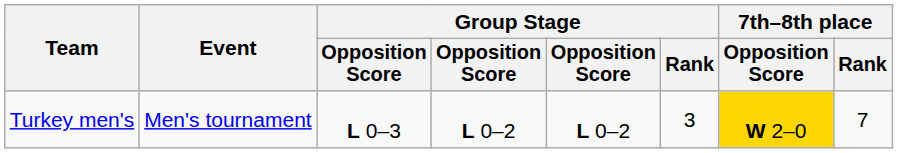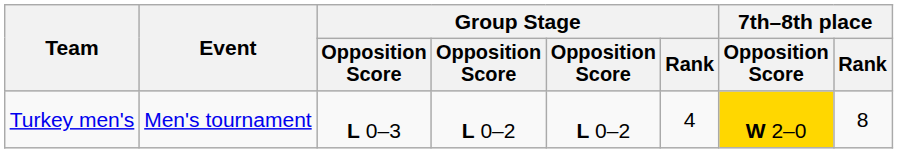(690, 120) 3 -> (690, 120) 4
(863, 120) 7 -> (863, 120) 8
